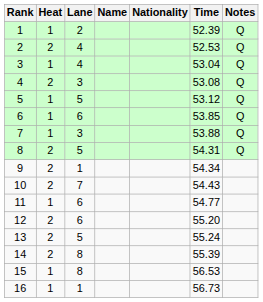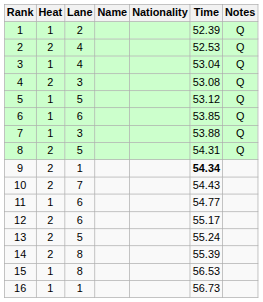(206, 168) normal -> (206, 168) bold
(206, 220) 55.20 -> (206, 220) 55.17
